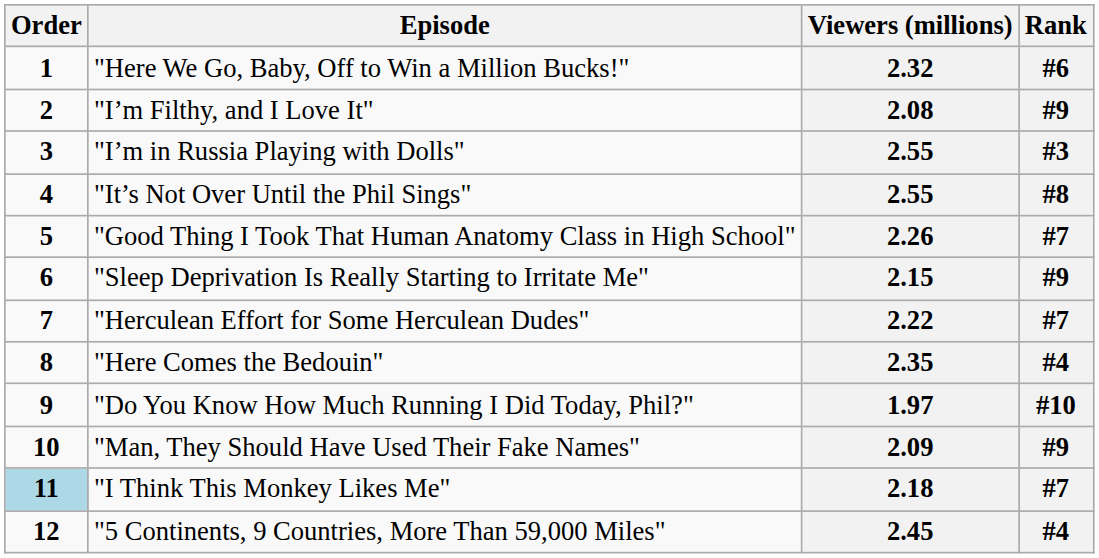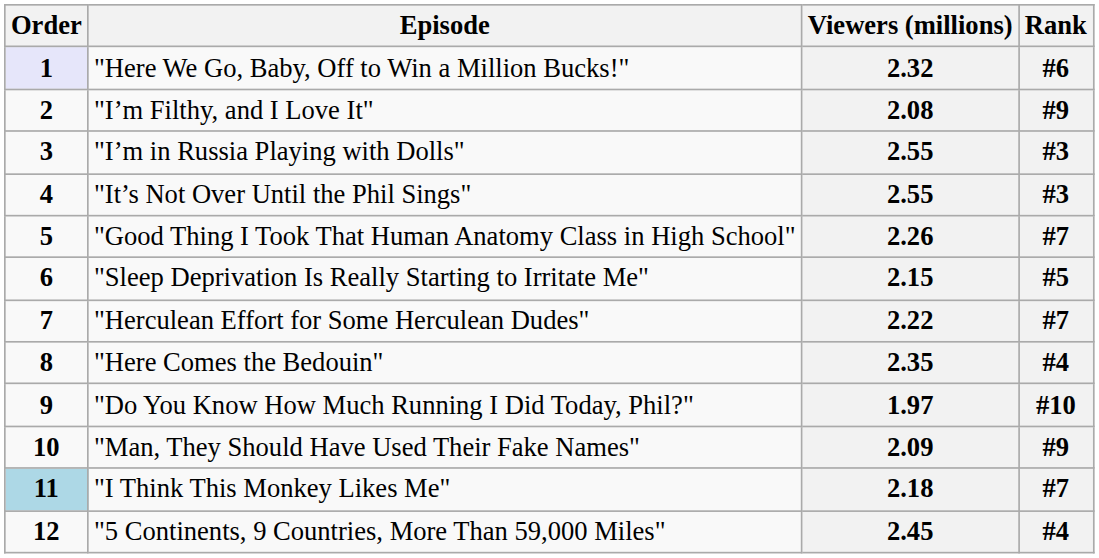(46, 67) no background -> (46, 67) lavender background
(1056, 194) #8 -> (1056, 194) #3
(1056, 278) #9 -> (1056, 278) #5
